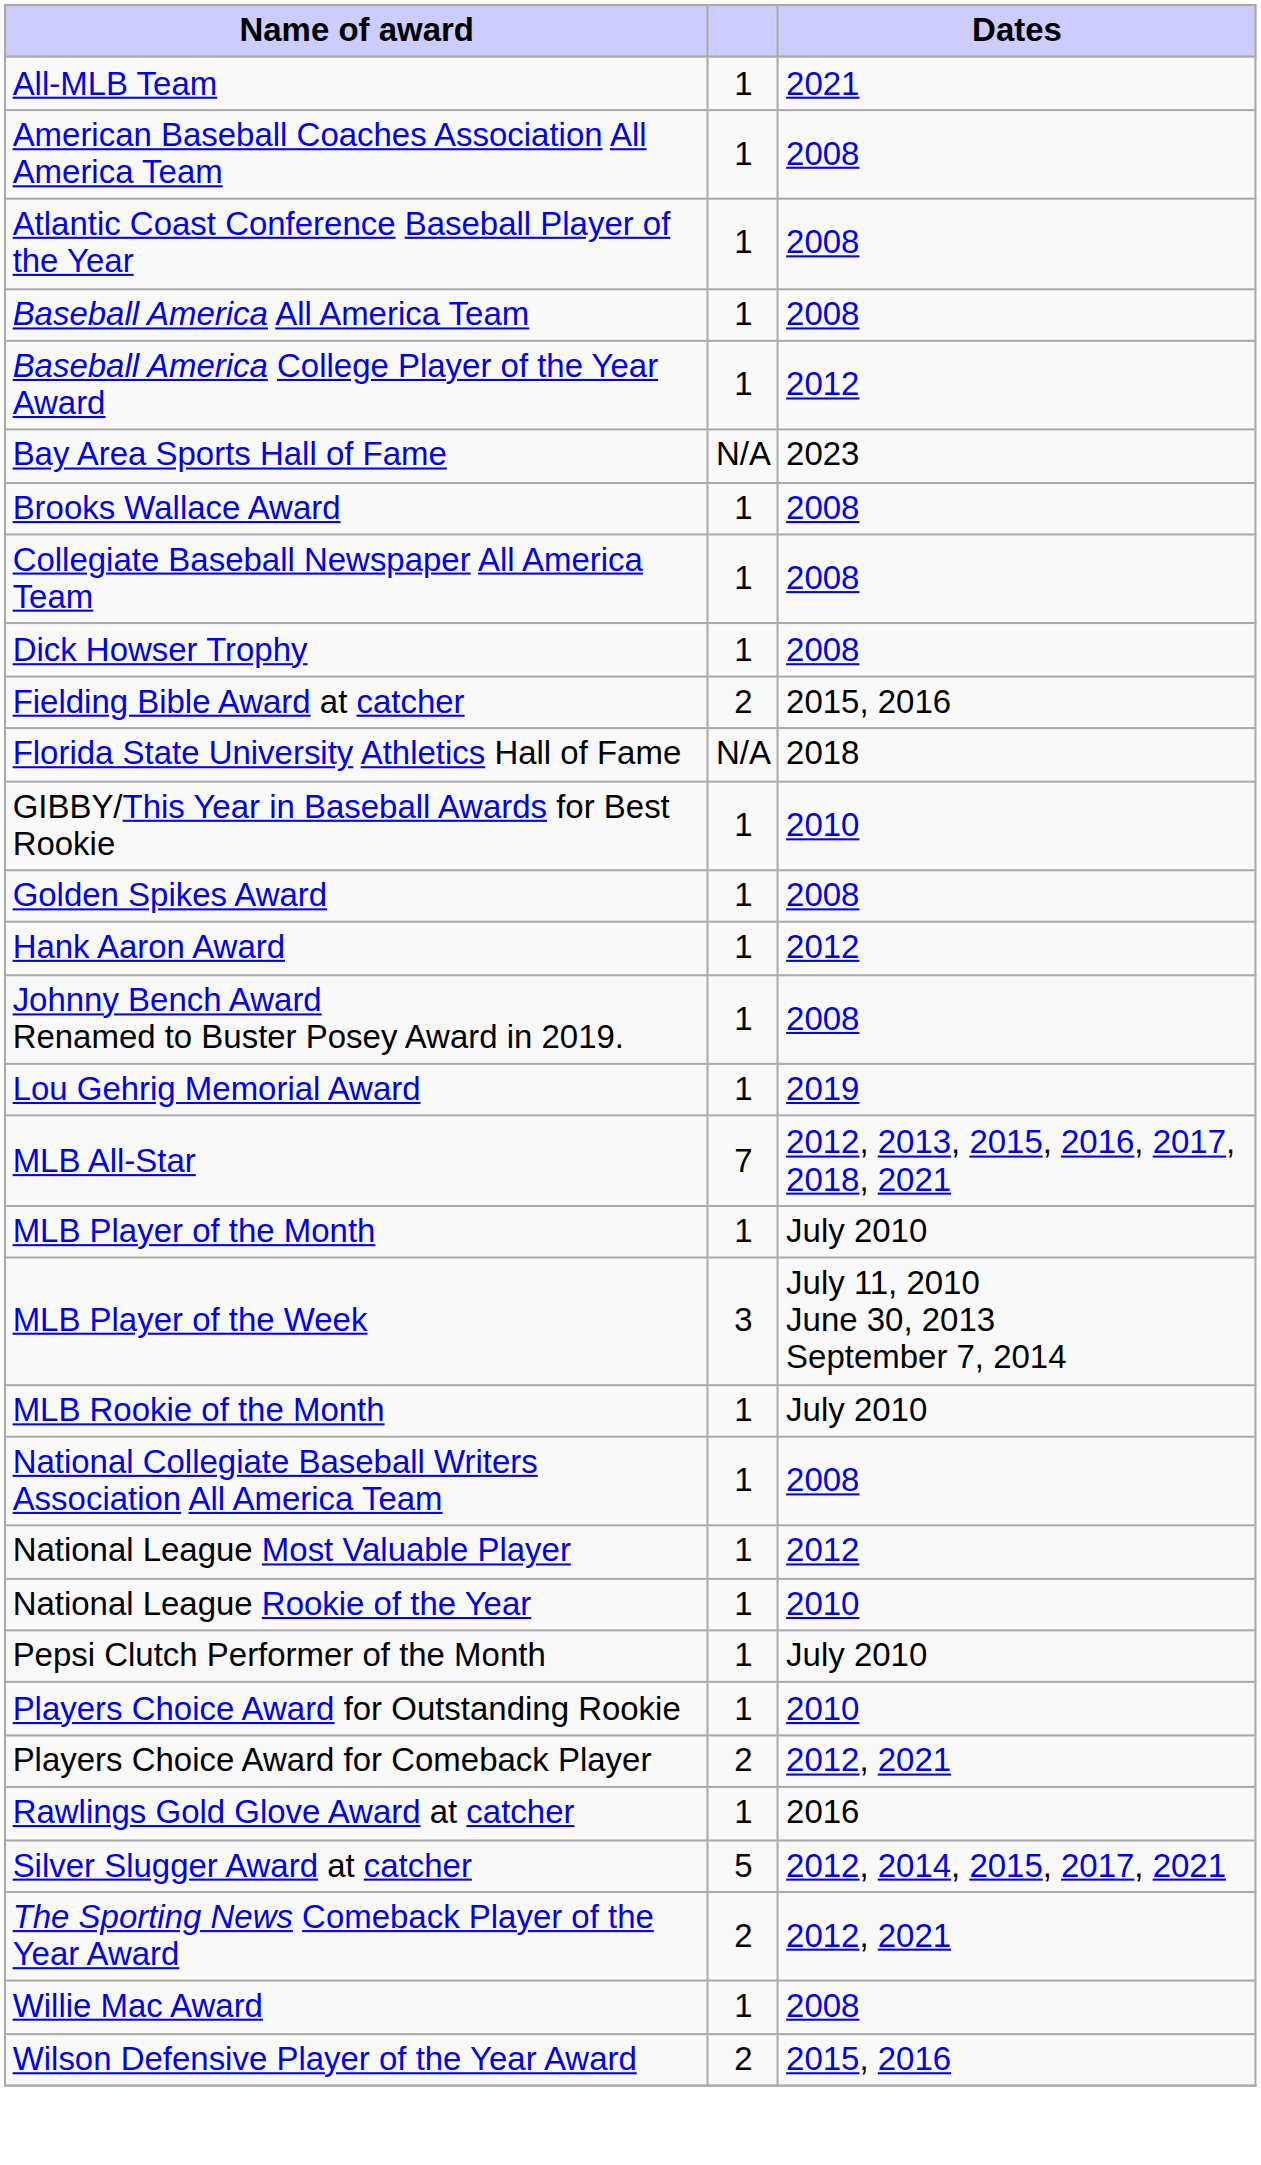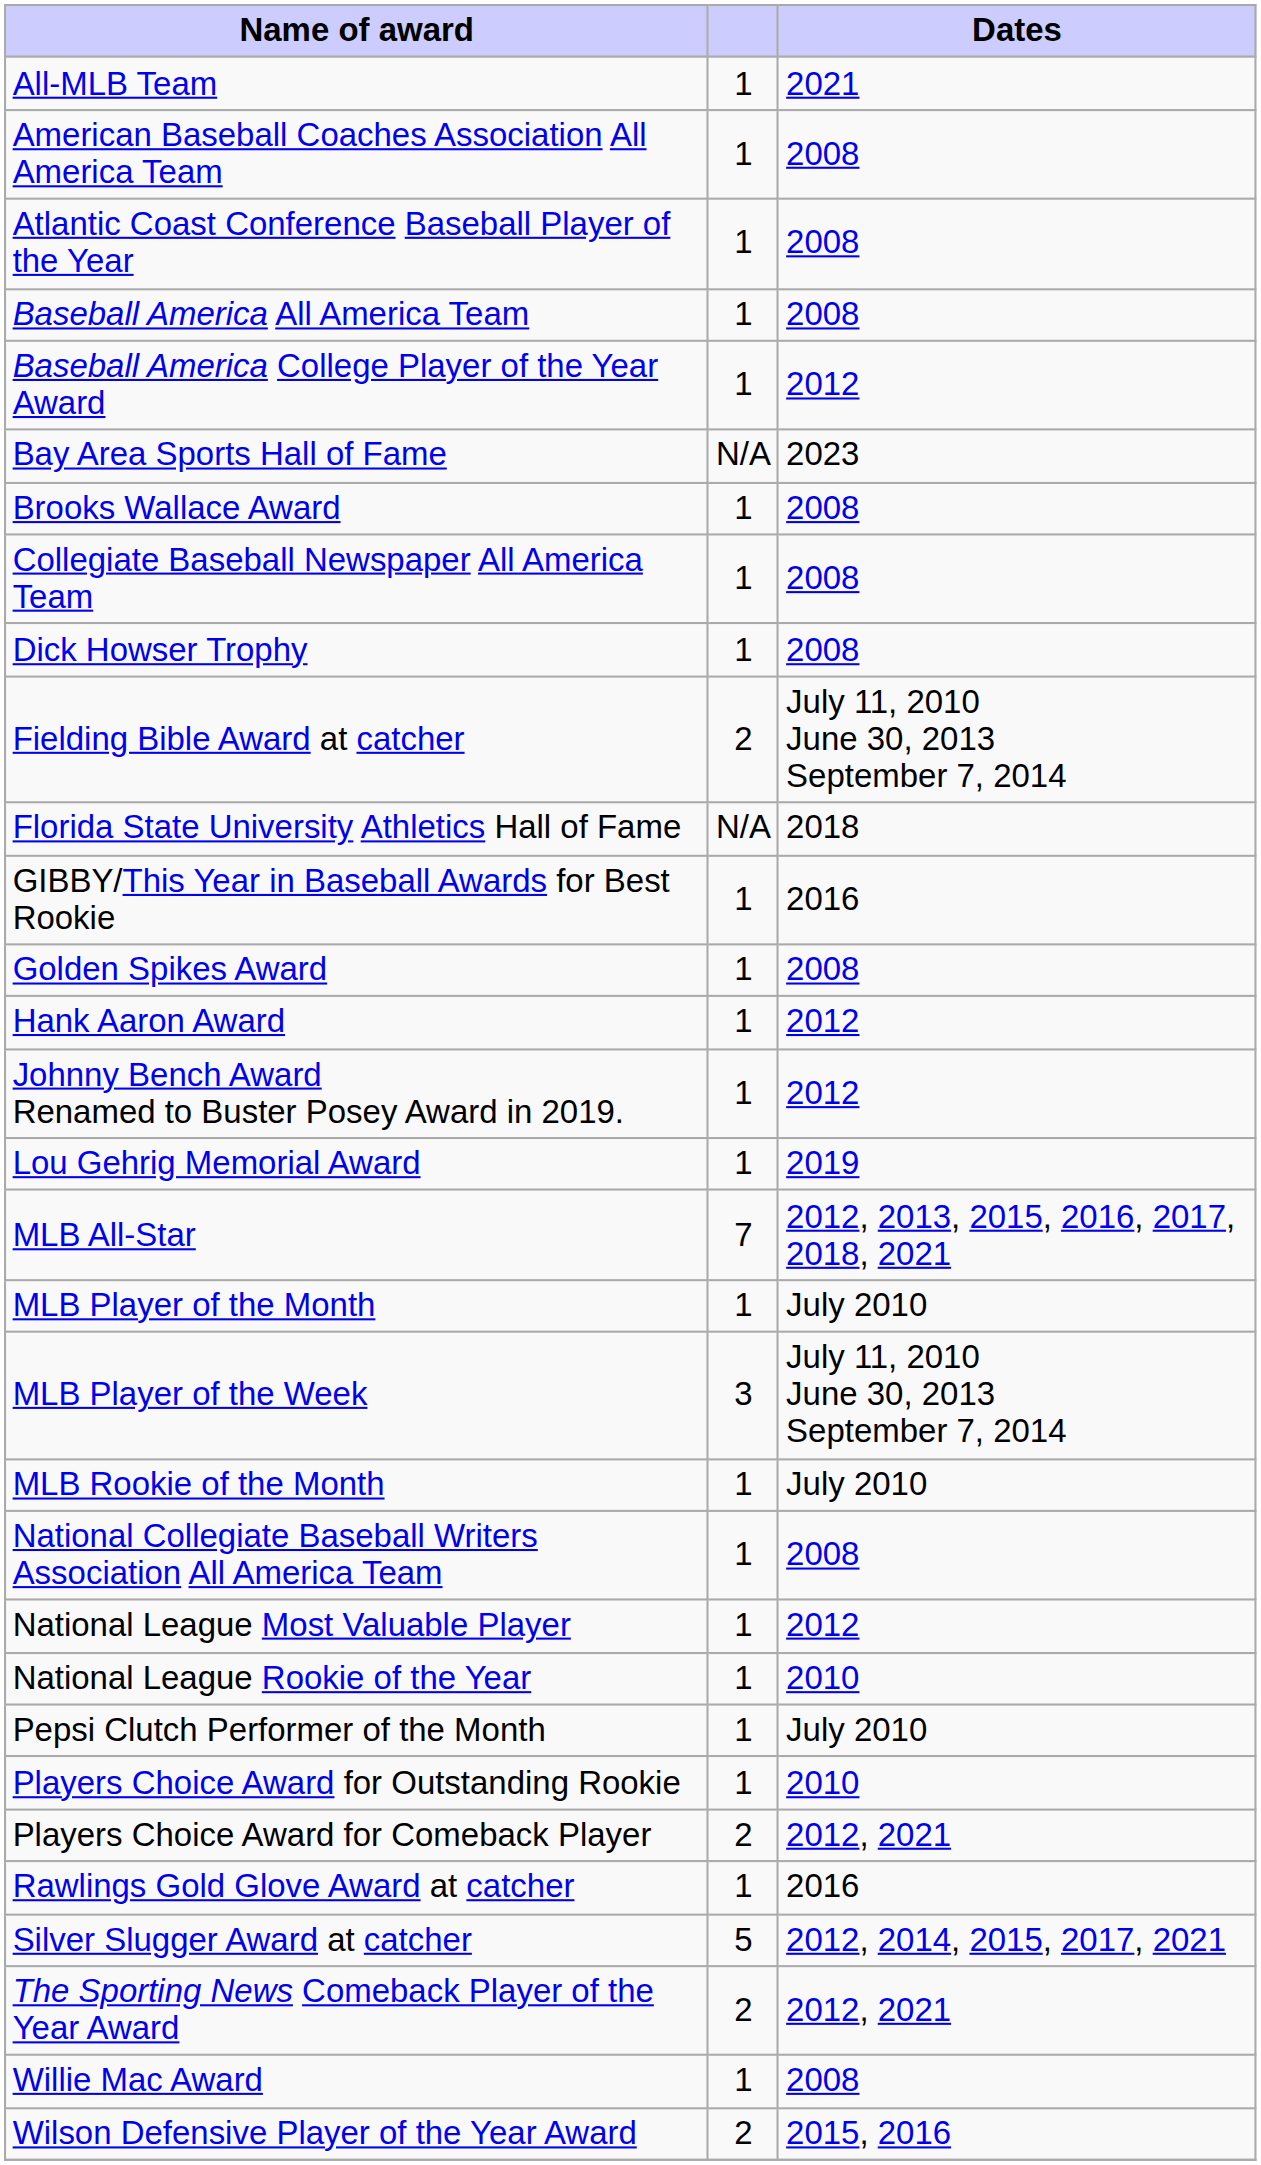(869, 701) 2015, 2016 -> (926, 738) July 11, 2010 June 30, 2013 September 7, 2014
(823, 824) 2010 -> (823, 898) 2016
(823, 1018) 2008 -> (823, 1092) 2012
